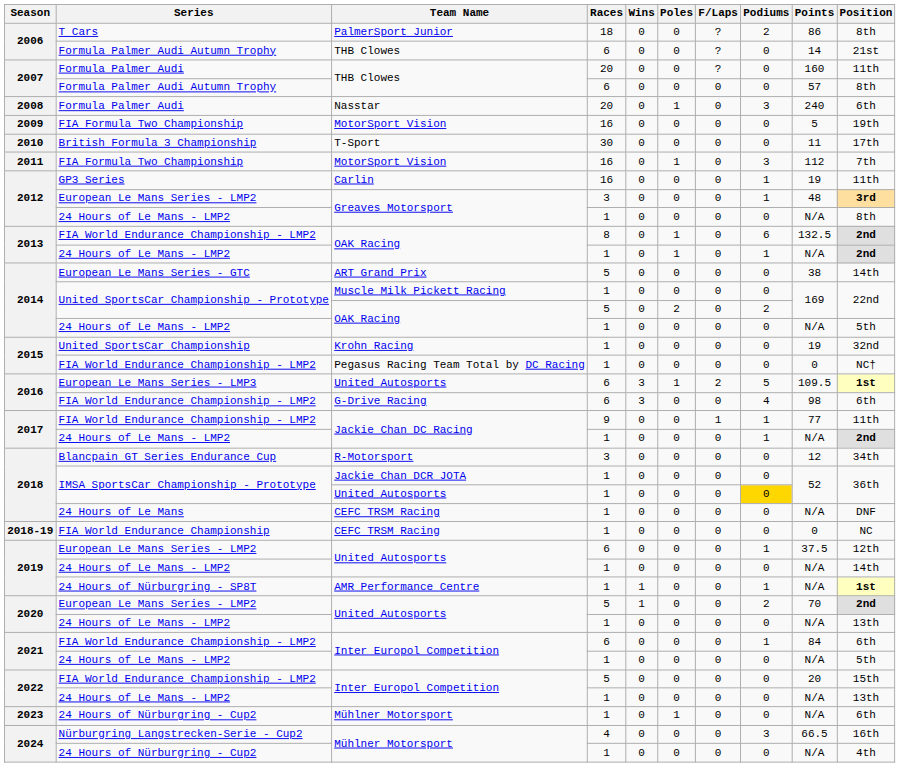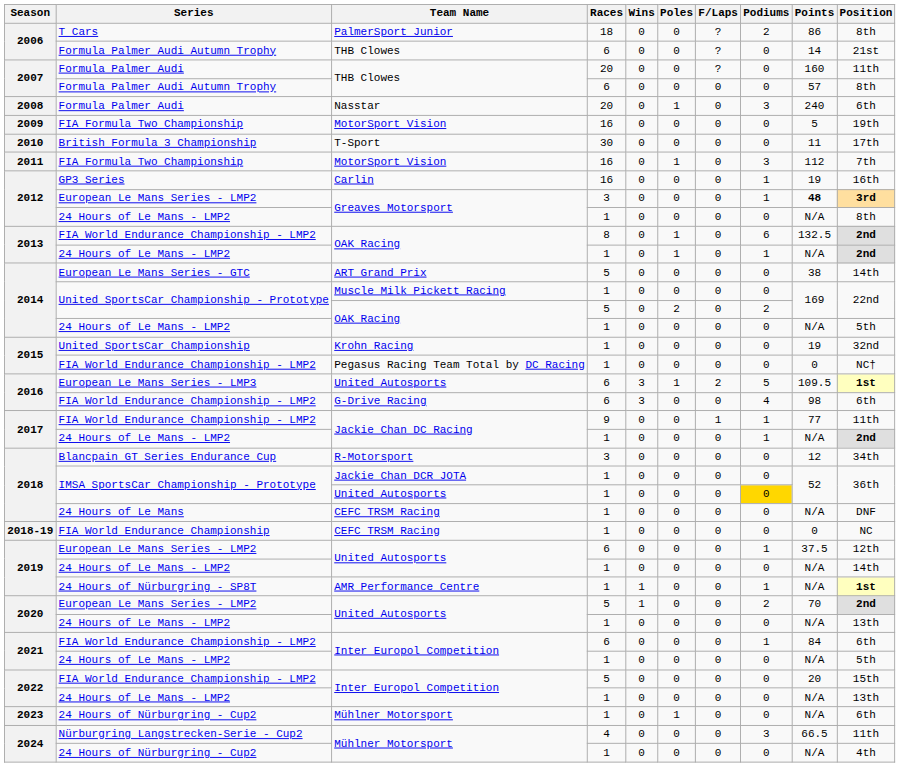(866, 180) 11th -> (866, 180) 16th
(815, 198) normal -> (815, 198) bold
(866, 734) 16th -> (866, 734) 11th
